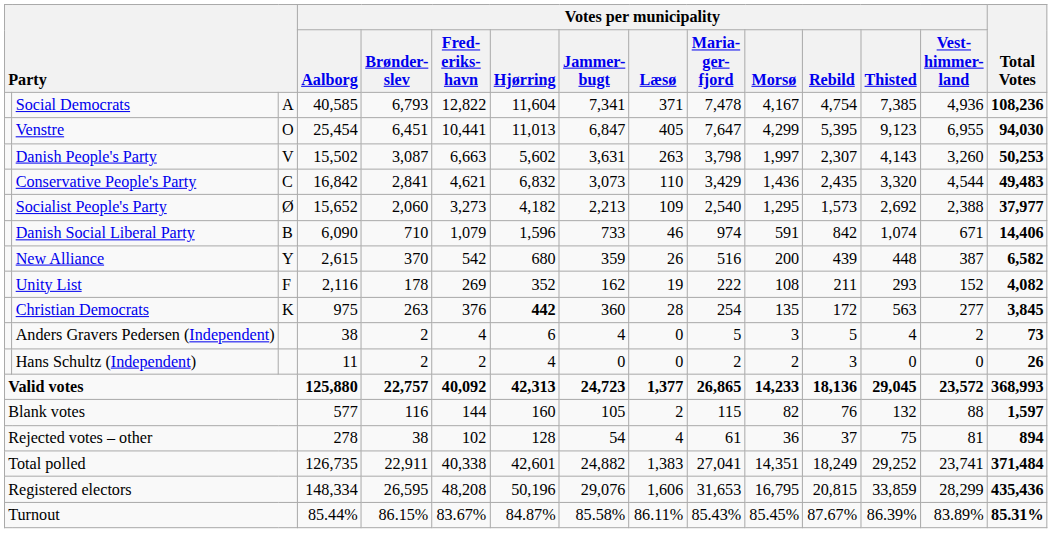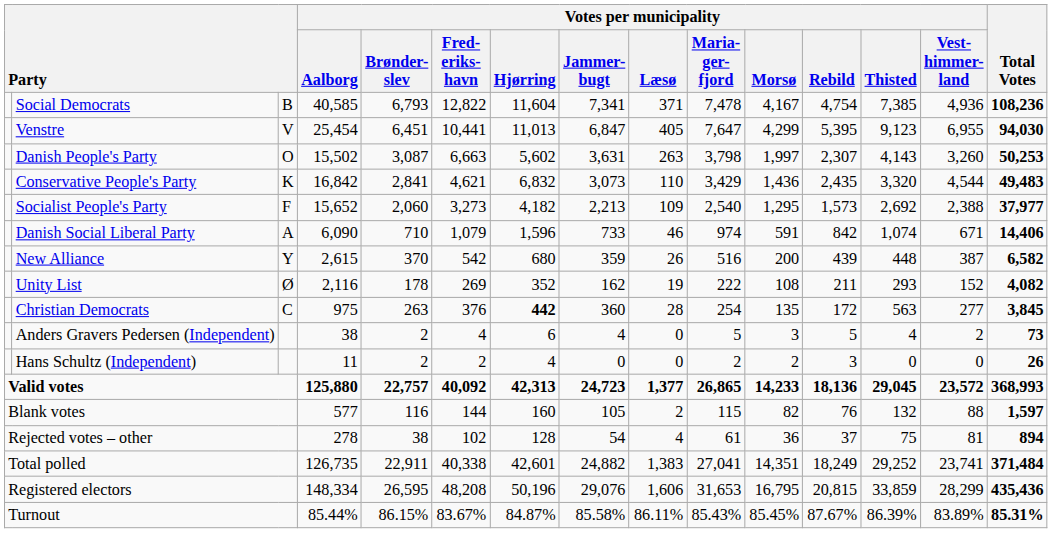(288, 104) A -> (287, 104) B
(288, 130) O -> (288, 130) V
(288, 156) V -> (288, 156) O
(287, 181) C -> (288, 181) K
(288, 207) Ø -> (287, 207) F
(287, 233) B -> (288, 233) A
(287, 284) F -> (288, 284) Ø
(288, 309) K -> (287, 309) C
